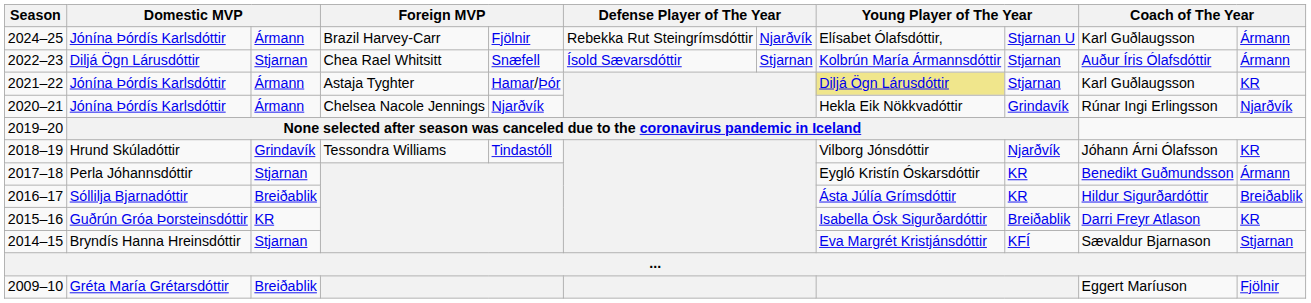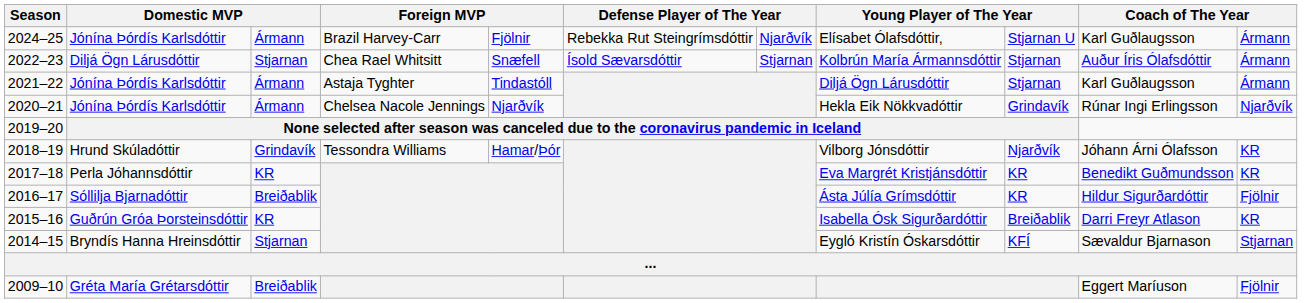(526, 83) Hamar/Þór -> (522, 83) Tindastóll
(884, 83) khaki background -> (884, 83) no background
(1250, 83) KR -> (1265, 83) Ármann
(522, 151) Tindastóll -> (526, 151) Hamar/Þór
(281, 173) Stjarnan -> (264, 173) KR
(899, 173) Eygló Kristín Óskarsdóttir -> (903, 173) Eva Margrét Kristjánsdóttir
(1265, 173) Ármann -> (1250, 173) KR
(1271, 196) Breiðablik -> (1260, 196) Fjölnir
(903, 241) Eva Margrét Kristjánsdóttir -> (899, 241) Eygló Kristín Óskarsdóttir
